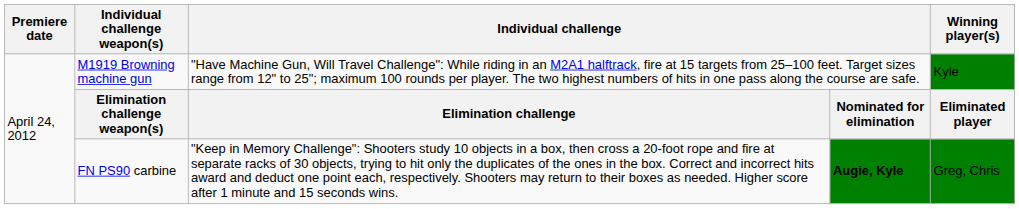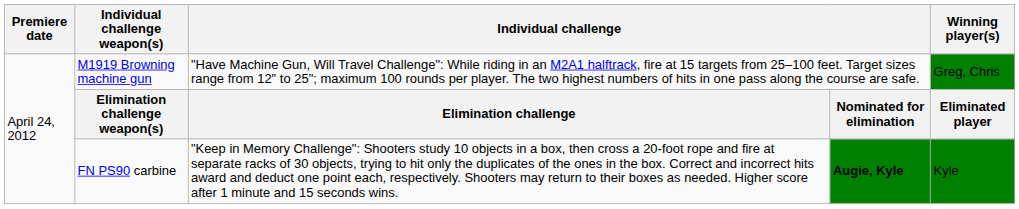(946, 71) Kyle -> (967, 71) Greg, Chris
(967, 171) Greg, Chris -> (946, 171) Kyle
